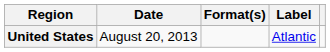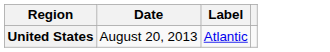- column: (235, 15)
